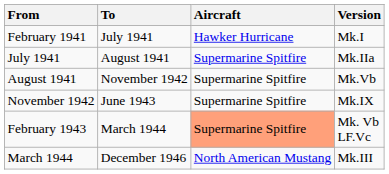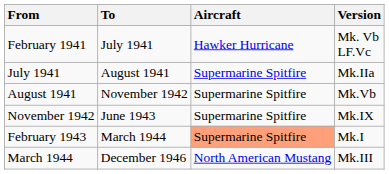(351, 36) Mk.I -> (358, 44) Mk. Vb LF.Vc
(358, 129) Mk. Vb LF.Vc -> (351, 136) Mk.I
